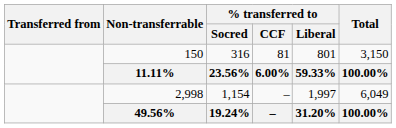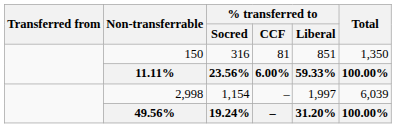(327, 53) 801 -> (327, 53) 851
(375, 53) 3,150 -> (375, 53) 1,350
(375, 93) 6,049 -> (375, 93) 6,039
